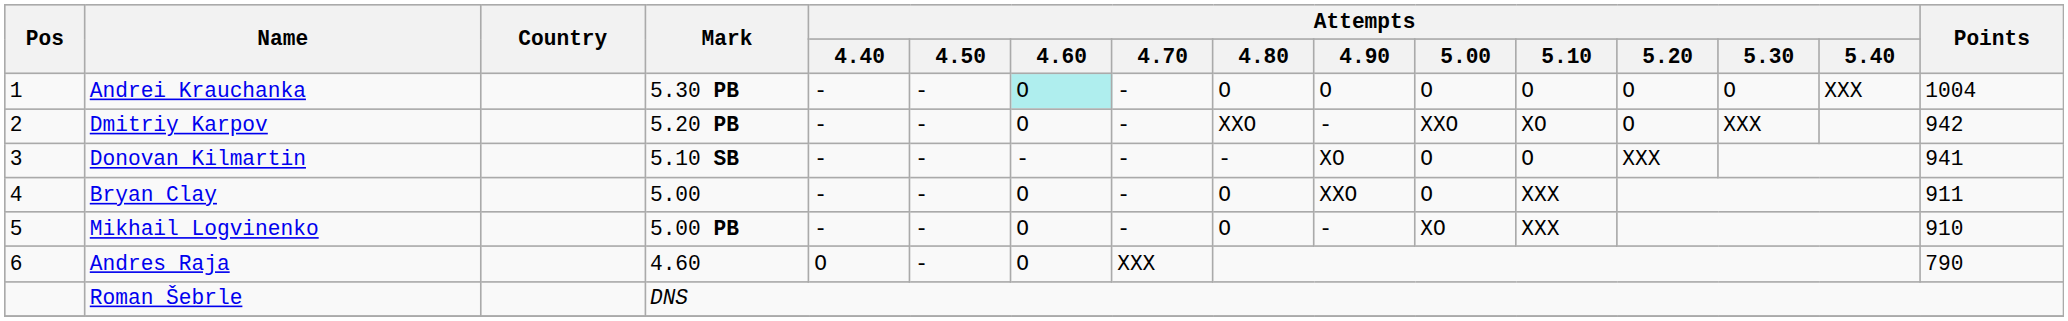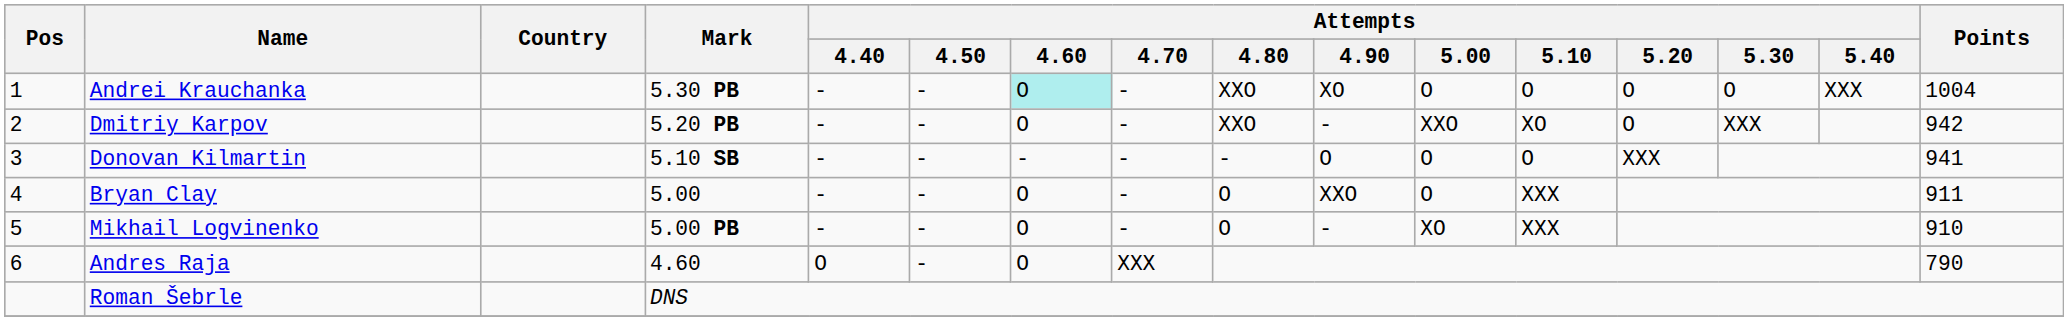(1225, 91) O -> (1237, 91) XXO
(1326, 91) O -> (1332, 91) XO
(1332, 160) XO -> (1326, 160) O
